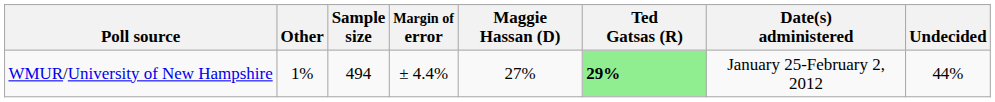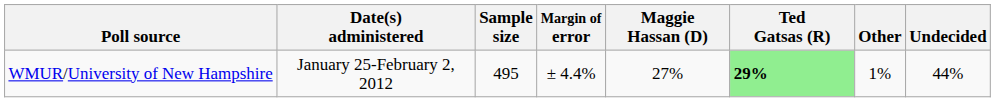columns swapped: (806, 27) <-> (302, 37)
(359, 73) 494 -> (506, 73) 495
